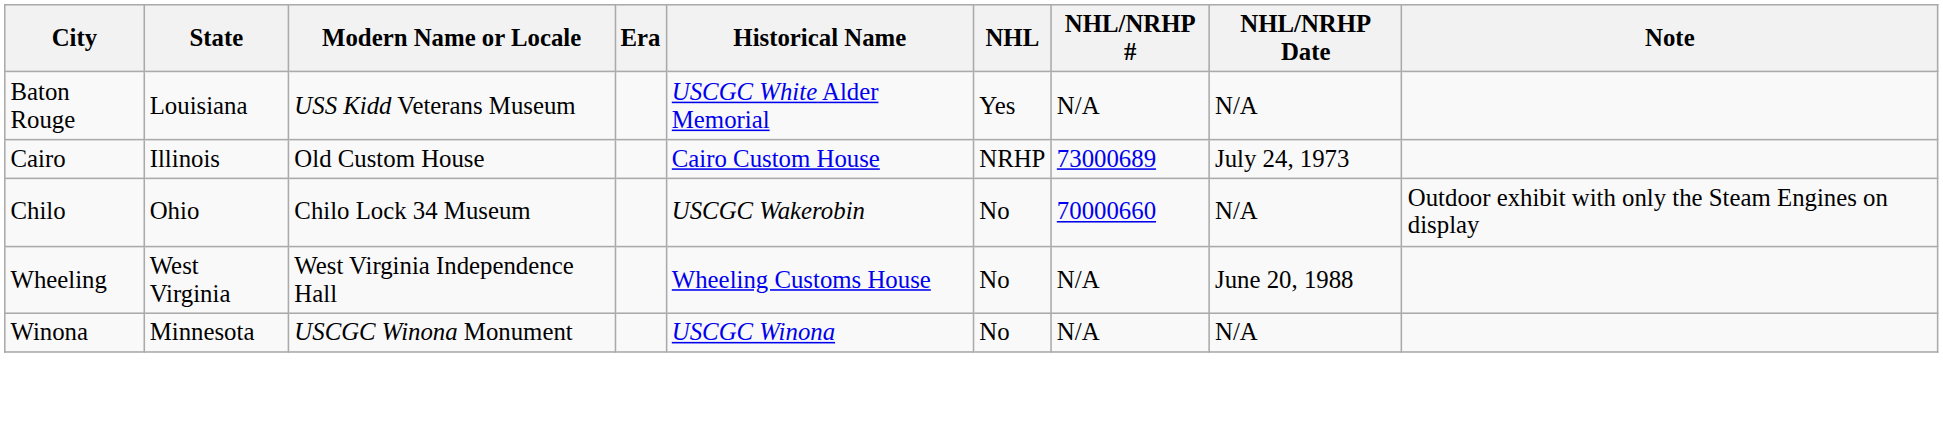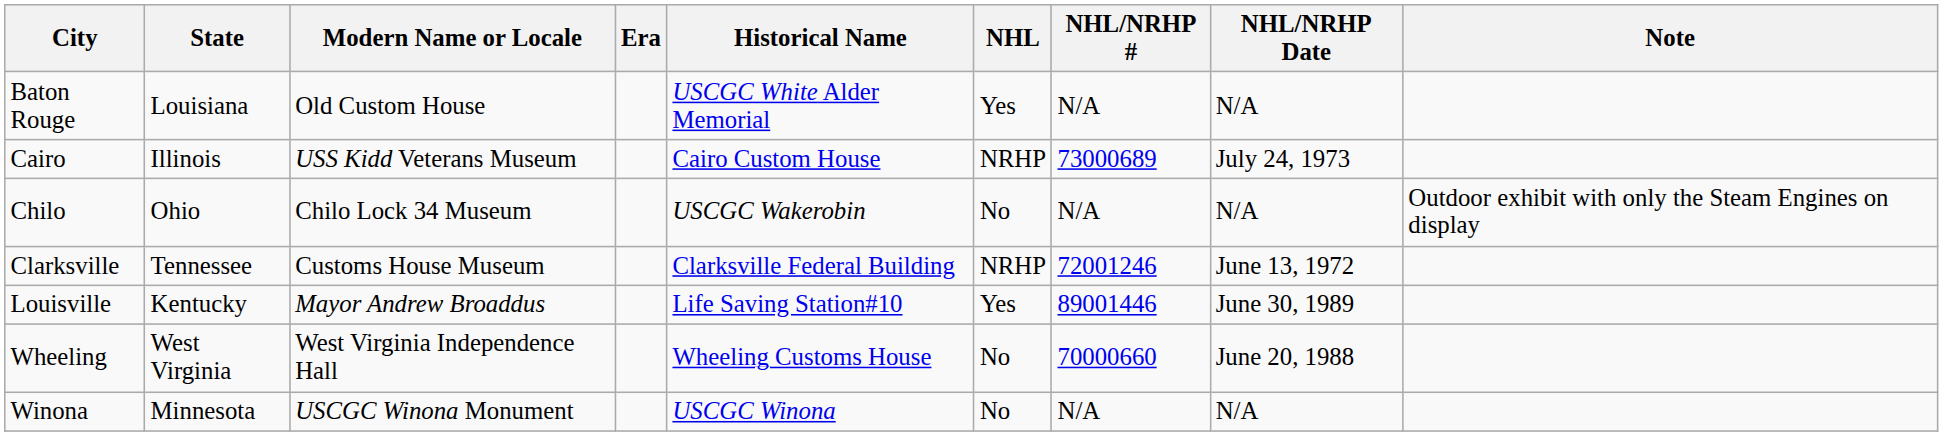(435, 105) USS Kidd Veterans Museum -> (390, 105) Old Custom House
(389, 158) Old Custom House -> (436, 158) USS Kidd Veterans Museum
(1106, 211) 70000660 -> (1079, 211) N/A
+ row: (65, 265)
+ row: (61, 304)
(1078, 279) N/A -> (1107, 357) 70000660
